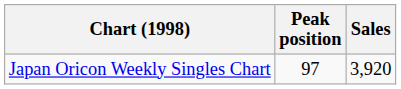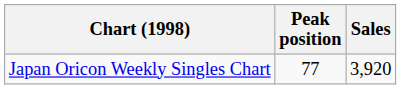(310, 68) 97 -> (310, 68) 77
